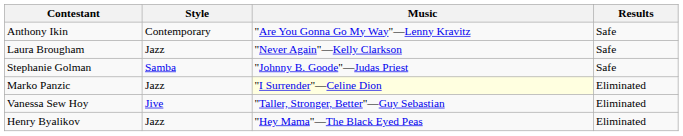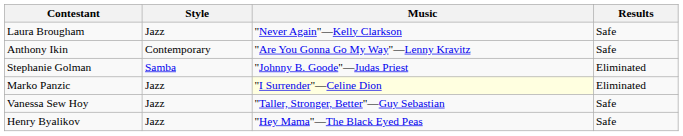rows swapped: (46, 49) <-> (37, 31)
(606, 67) Safe -> (621, 67) Eliminated
(154, 103) Jive -> (155, 103) Jazz
(621, 103) Eliminated -> (606, 103) Safe
(621, 121) Eliminated -> (606, 121) Safe
